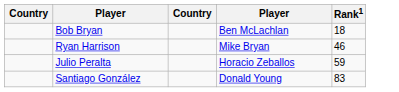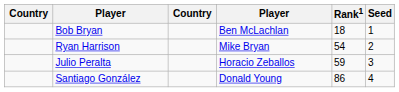+ column: (380, 13)
(340, 47) 46 -> (340, 47) 54
(340, 79) 83 -> (340, 79) 86
